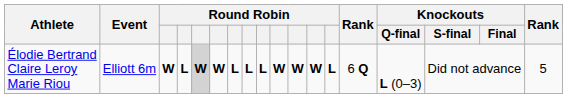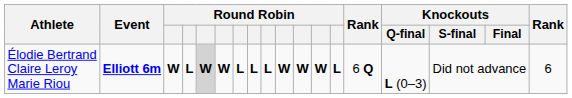(129, 69) normal -> (132, 69) bold
(543, 69) 5 -> (548, 69) 6
